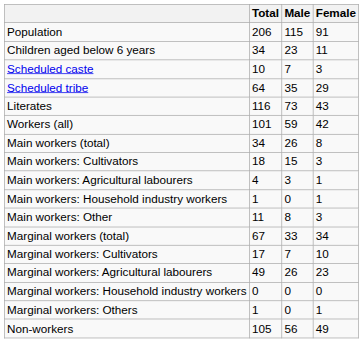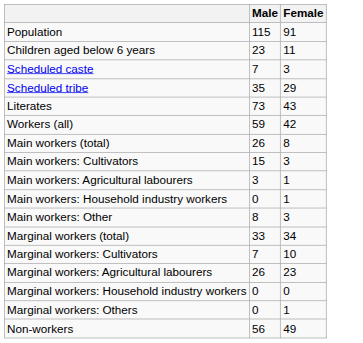- column: (265, 13)
